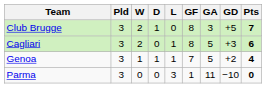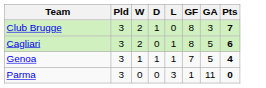- column: (231, 12)
